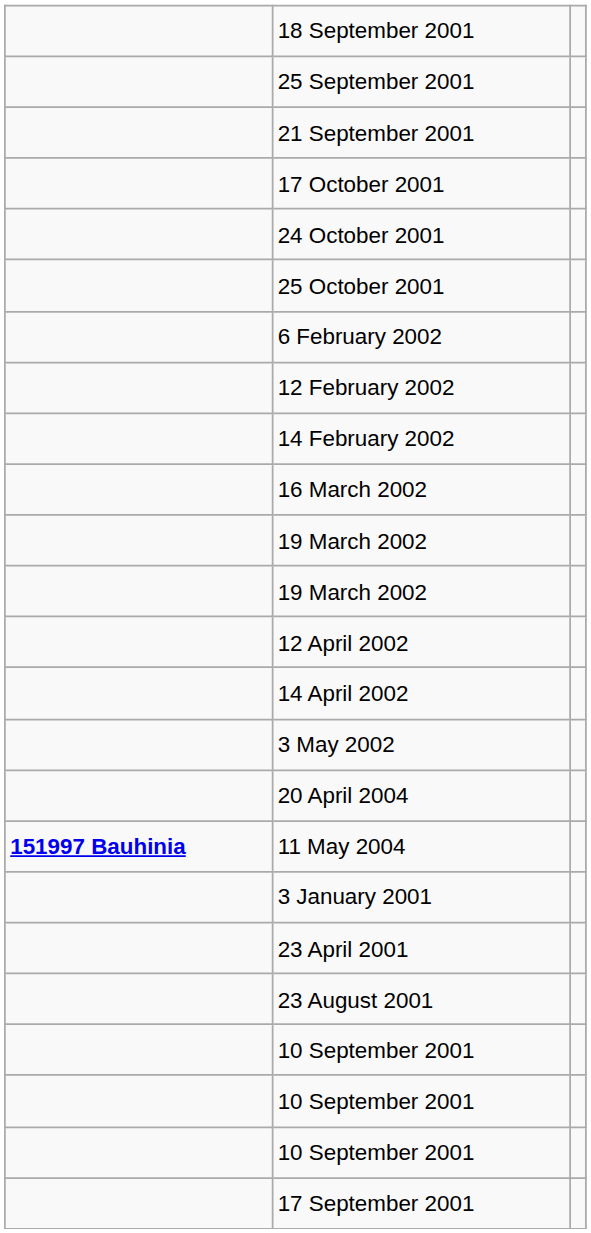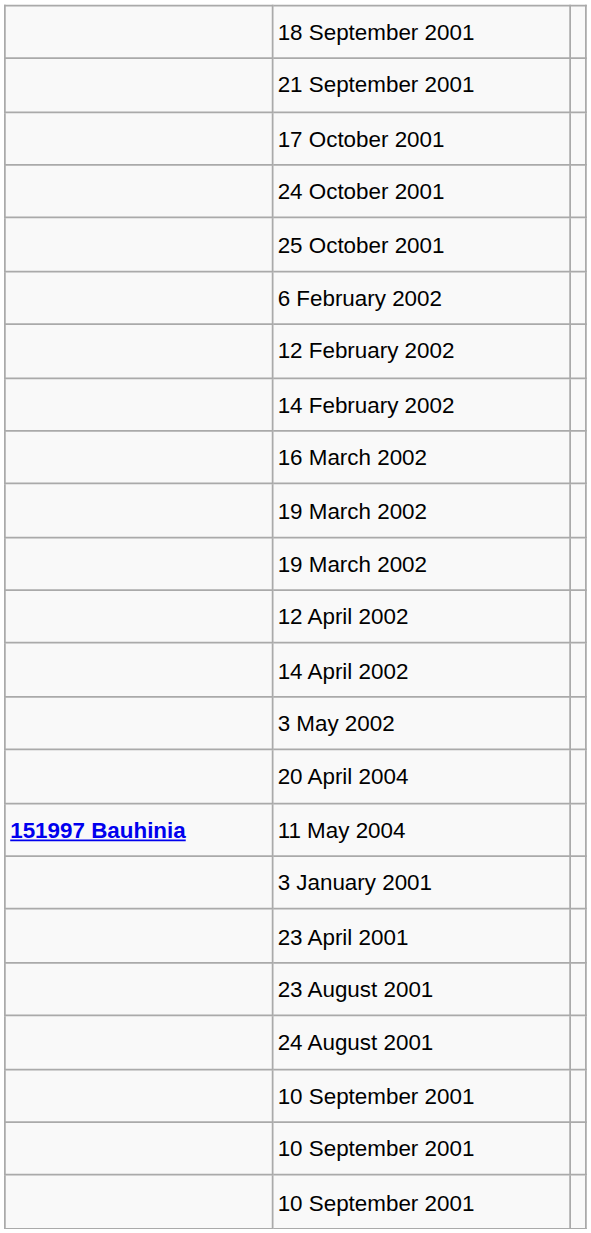- row: (139, 82)
+ row: (139, 1042)
- row: (139, 1203)
